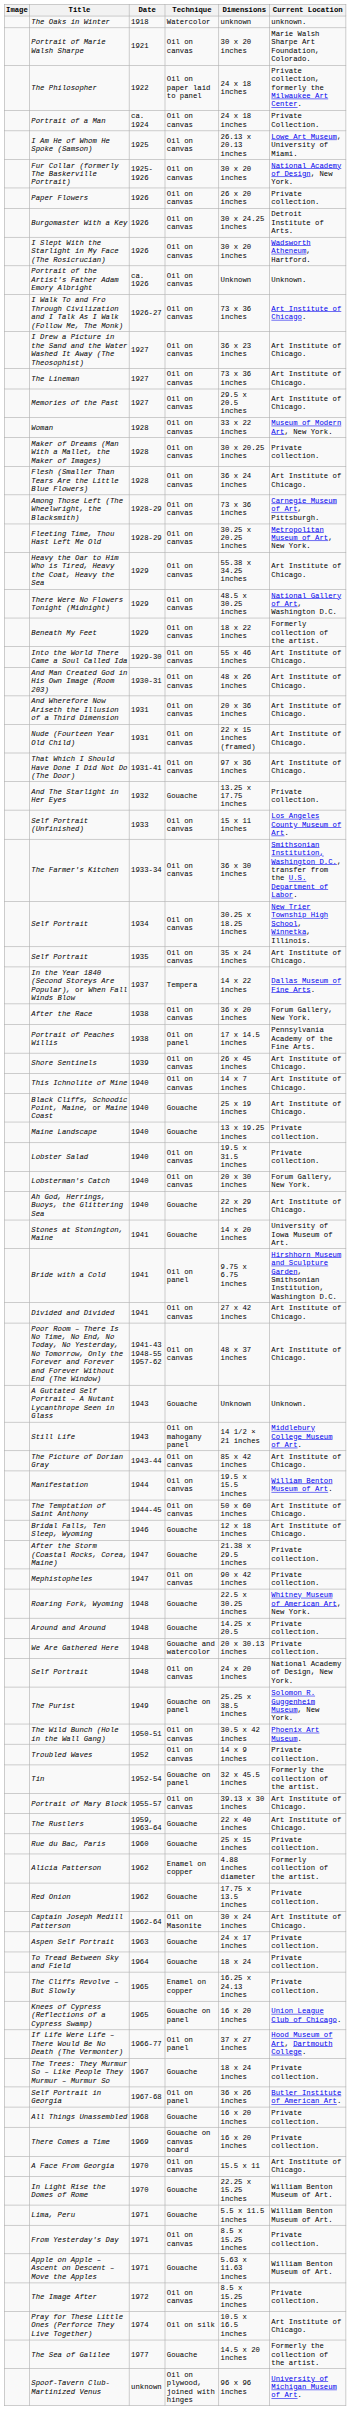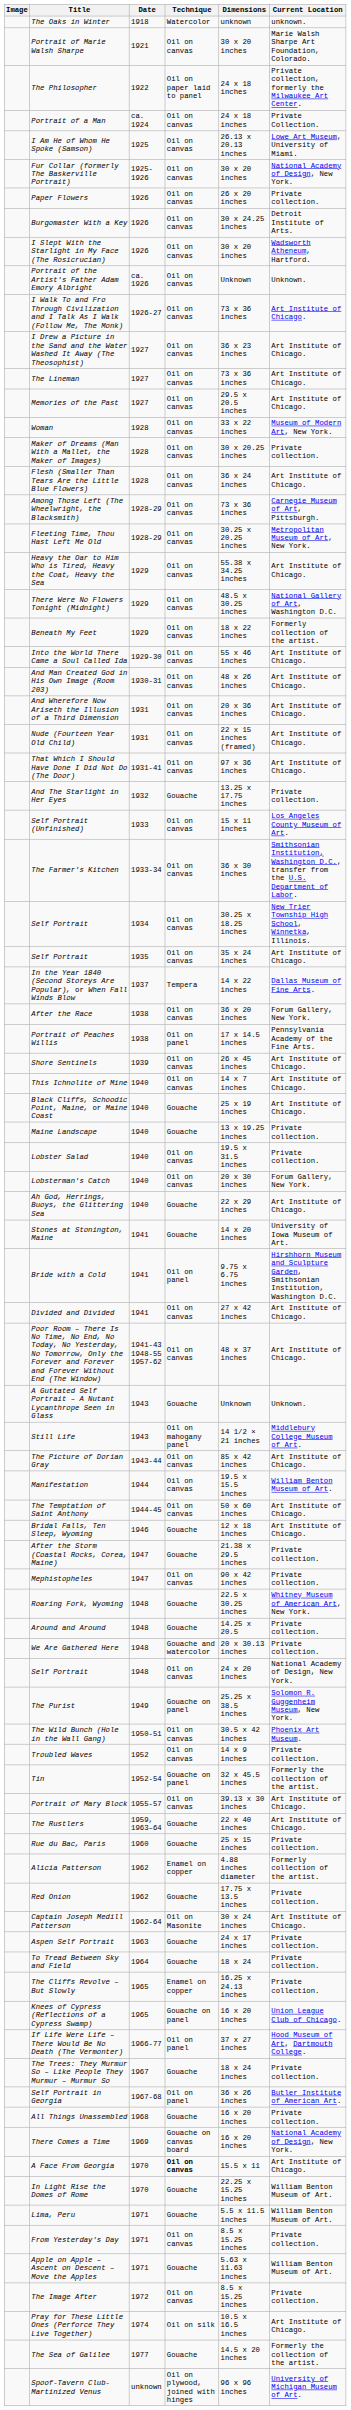(295, 2142) Private collection. -> (306, 2142) National Academy of Design, New York.
(180, 2166) normal -> (180, 2166) bold
